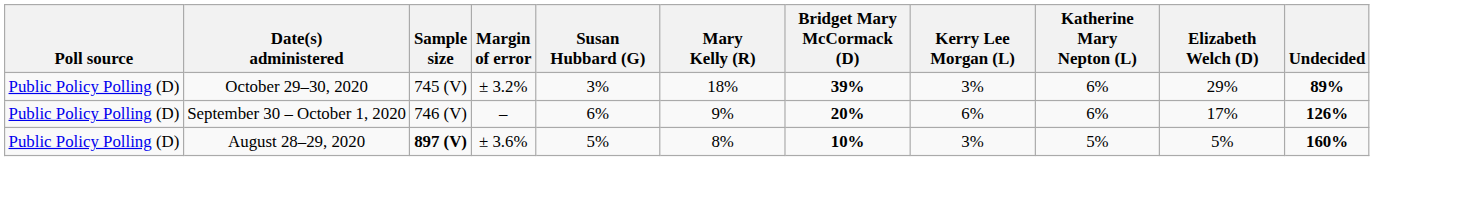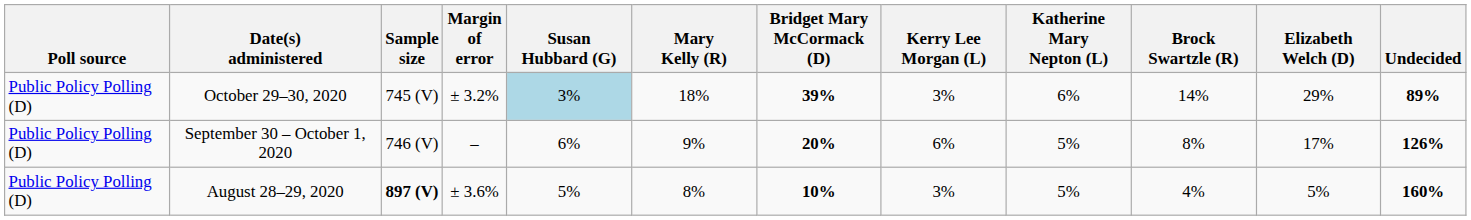+ column: (1193, 48)
(598, 86) no background -> (569, 96) lightblue background
(1097, 114) 6% -> (1069, 143) 5%
